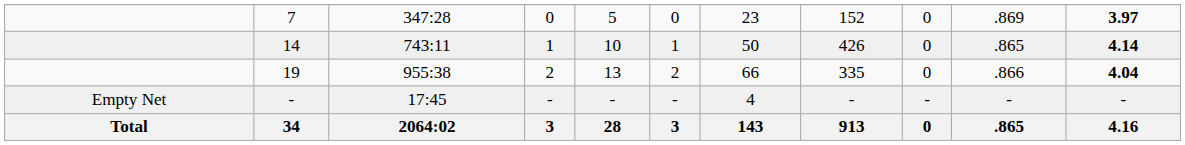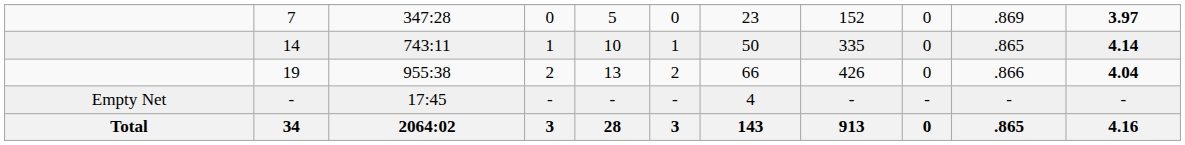(852, 45) 426 -> (852, 45) 335
(852, 72) 335 -> (852, 72) 426
